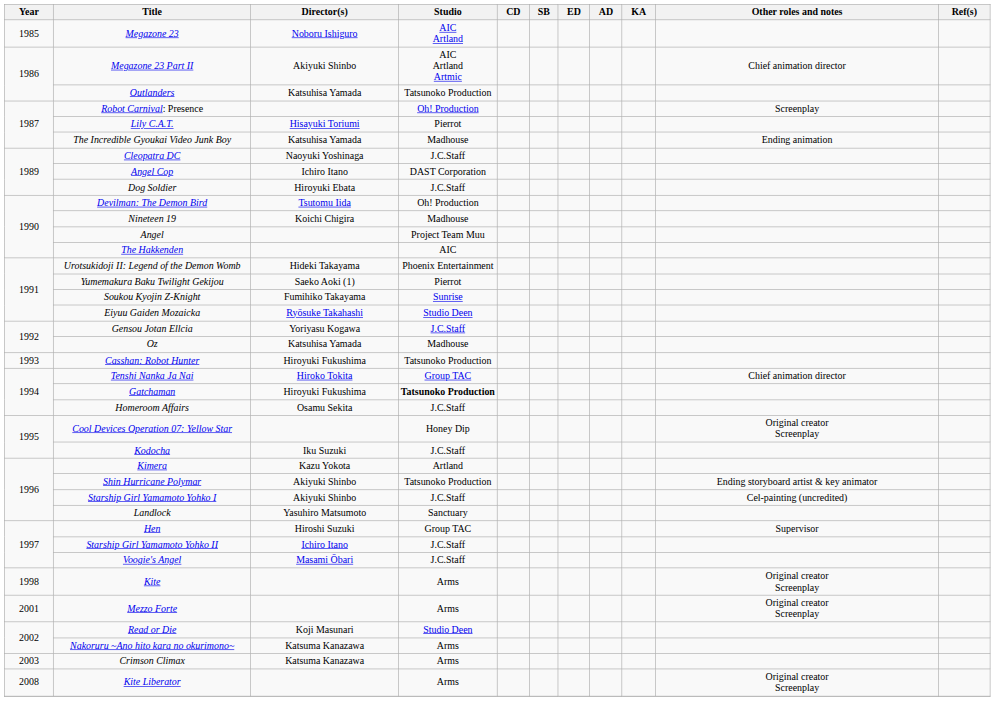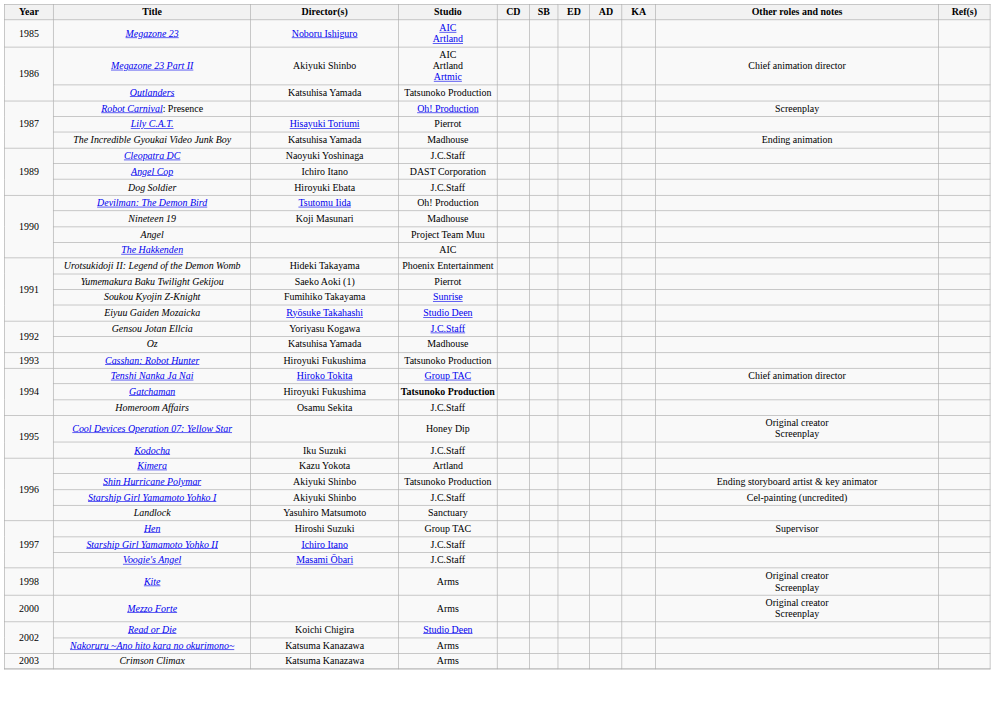(325, 218) Koichi Chigira -> (325, 218) Koji Masunari
(29, 608) 2001 -> (29, 608) 2000
(325, 629) Koji Masunari -> (325, 629) Koichi Chigira
- row: (152, 682)
